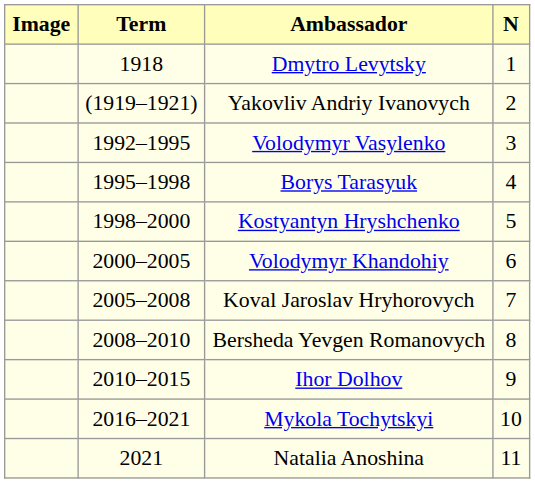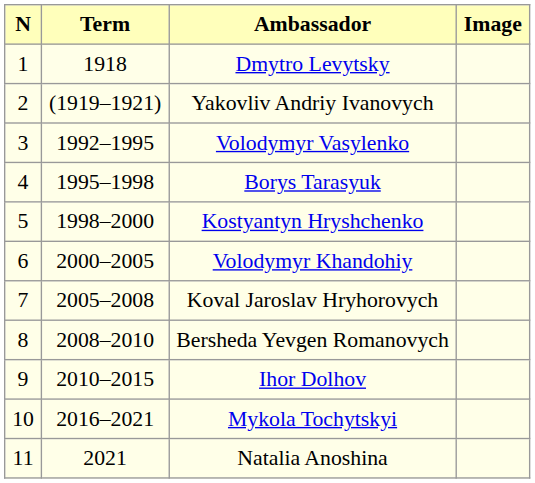columns swapped: (511, 24) <-> (41, 24)
